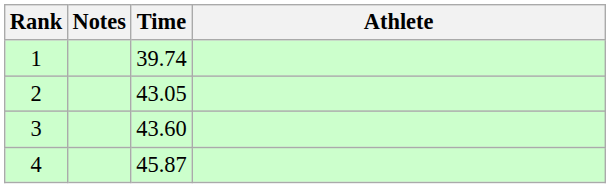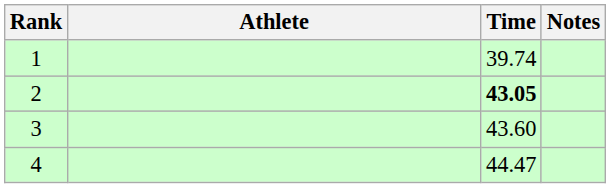columns swapped: (399, 22) <-> (99, 22)
(162, 93) normal -> (511, 93) bold
(162, 164) 45.87 -> (511, 164) 44.47
